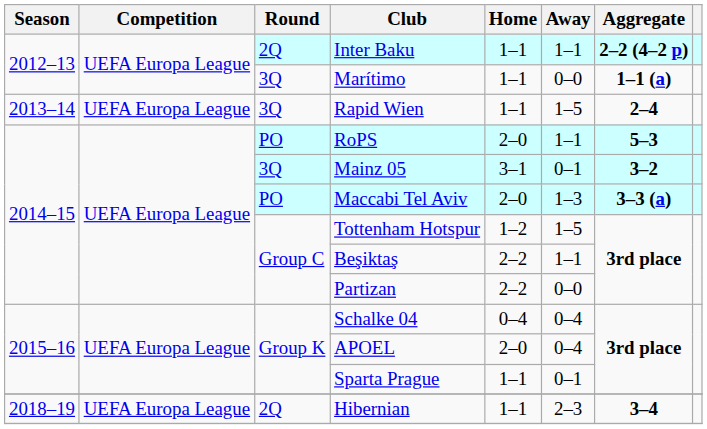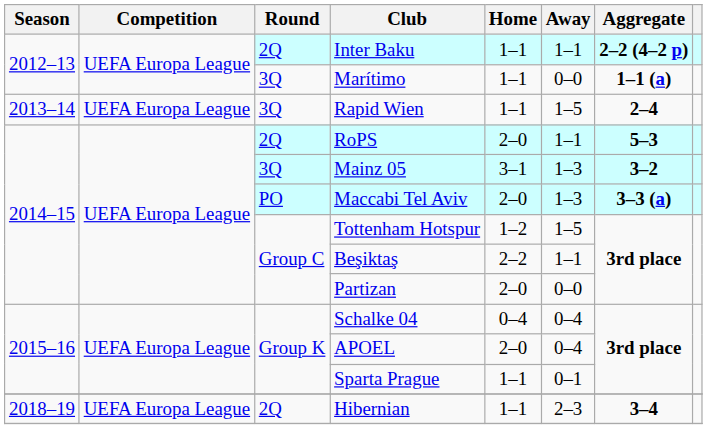(271, 139) PO -> (270, 139) 2Q
(568, 169) 0–1 -> (568, 169) 1–3
(513, 288) 2–2 -> (513, 288) 2–0
